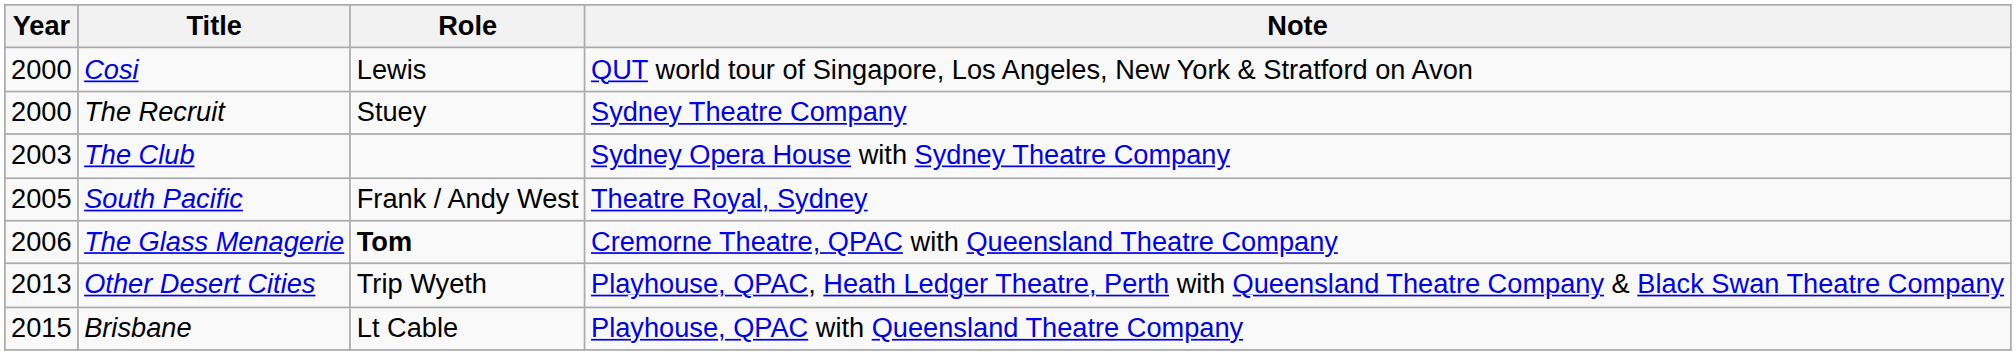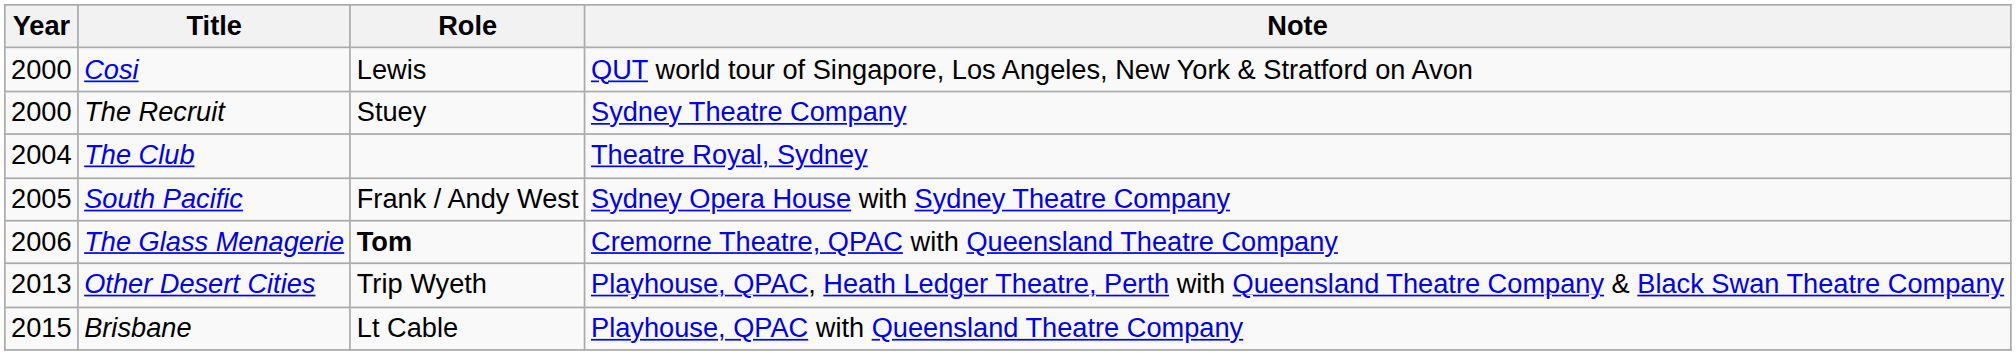(41, 155) 2003 -> (41, 155) 2004
(911, 155) Sydney Opera House with Sydney Theatre Company -> (729, 155) Theatre Royal, Sydney
(729, 198) Theatre Royal, Sydney -> (911, 198) Sydney Opera House with Sydney Theatre Company
